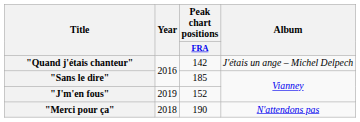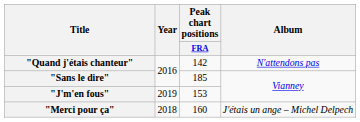(288, 63) J'étais un ange – Michel Delpech -> (288, 63) N'attendons pas
(200, 94) 152 -> (200, 94) 153
(200, 109) 190 -> (200, 109) 160
(288, 109) N'attendons pas -> (288, 109) J'étais un ange – Michel Delpech
